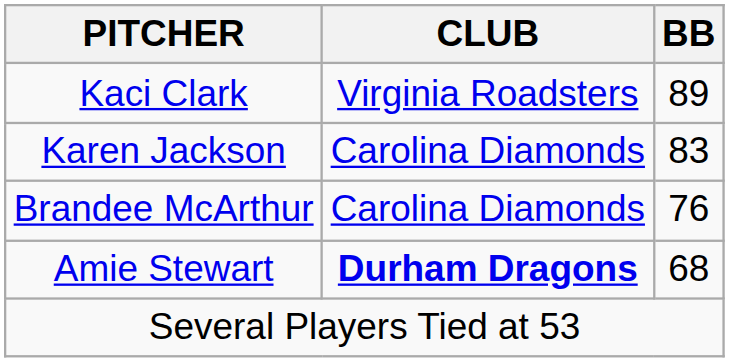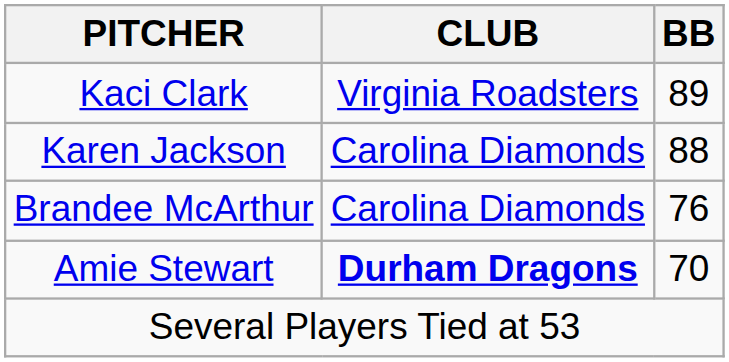(689, 151) 83 -> (689, 151) 88
(689, 268) 68 -> (689, 268) 70
